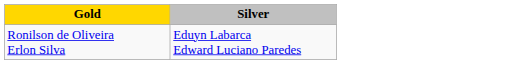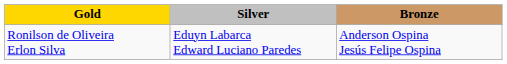+ column: (419, 14)
